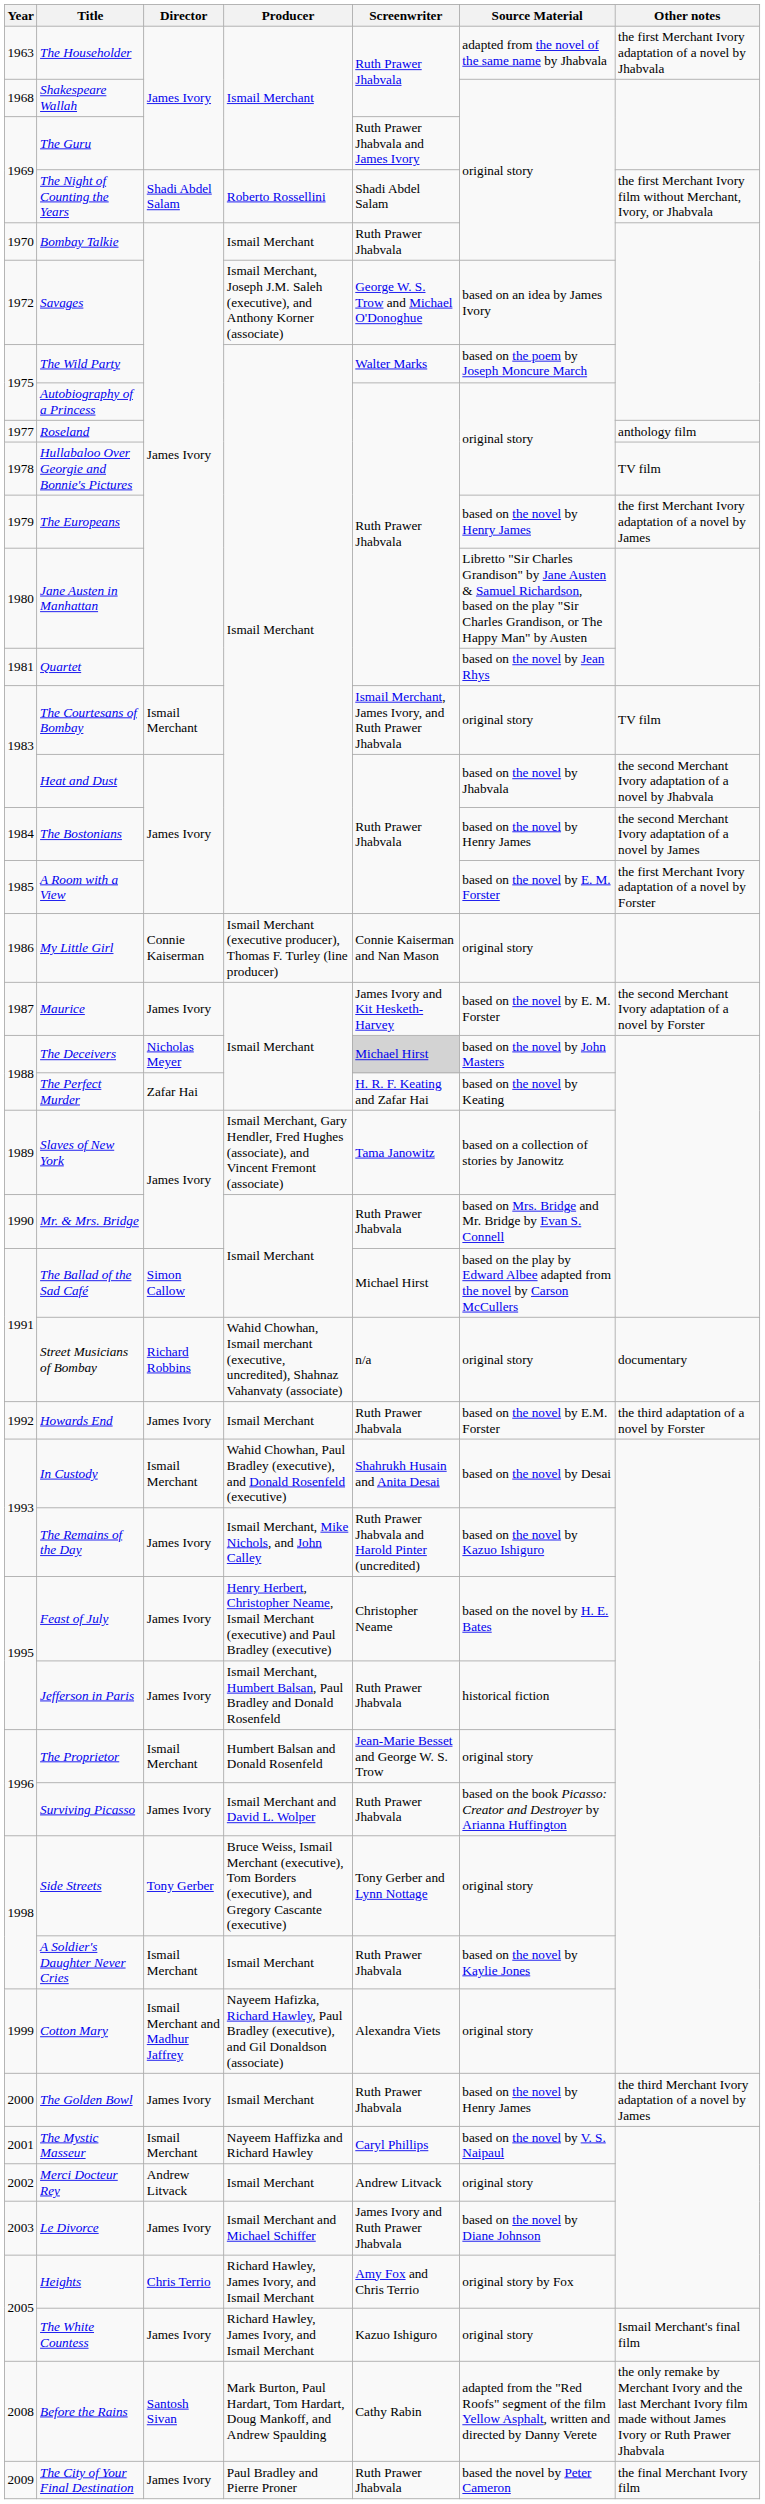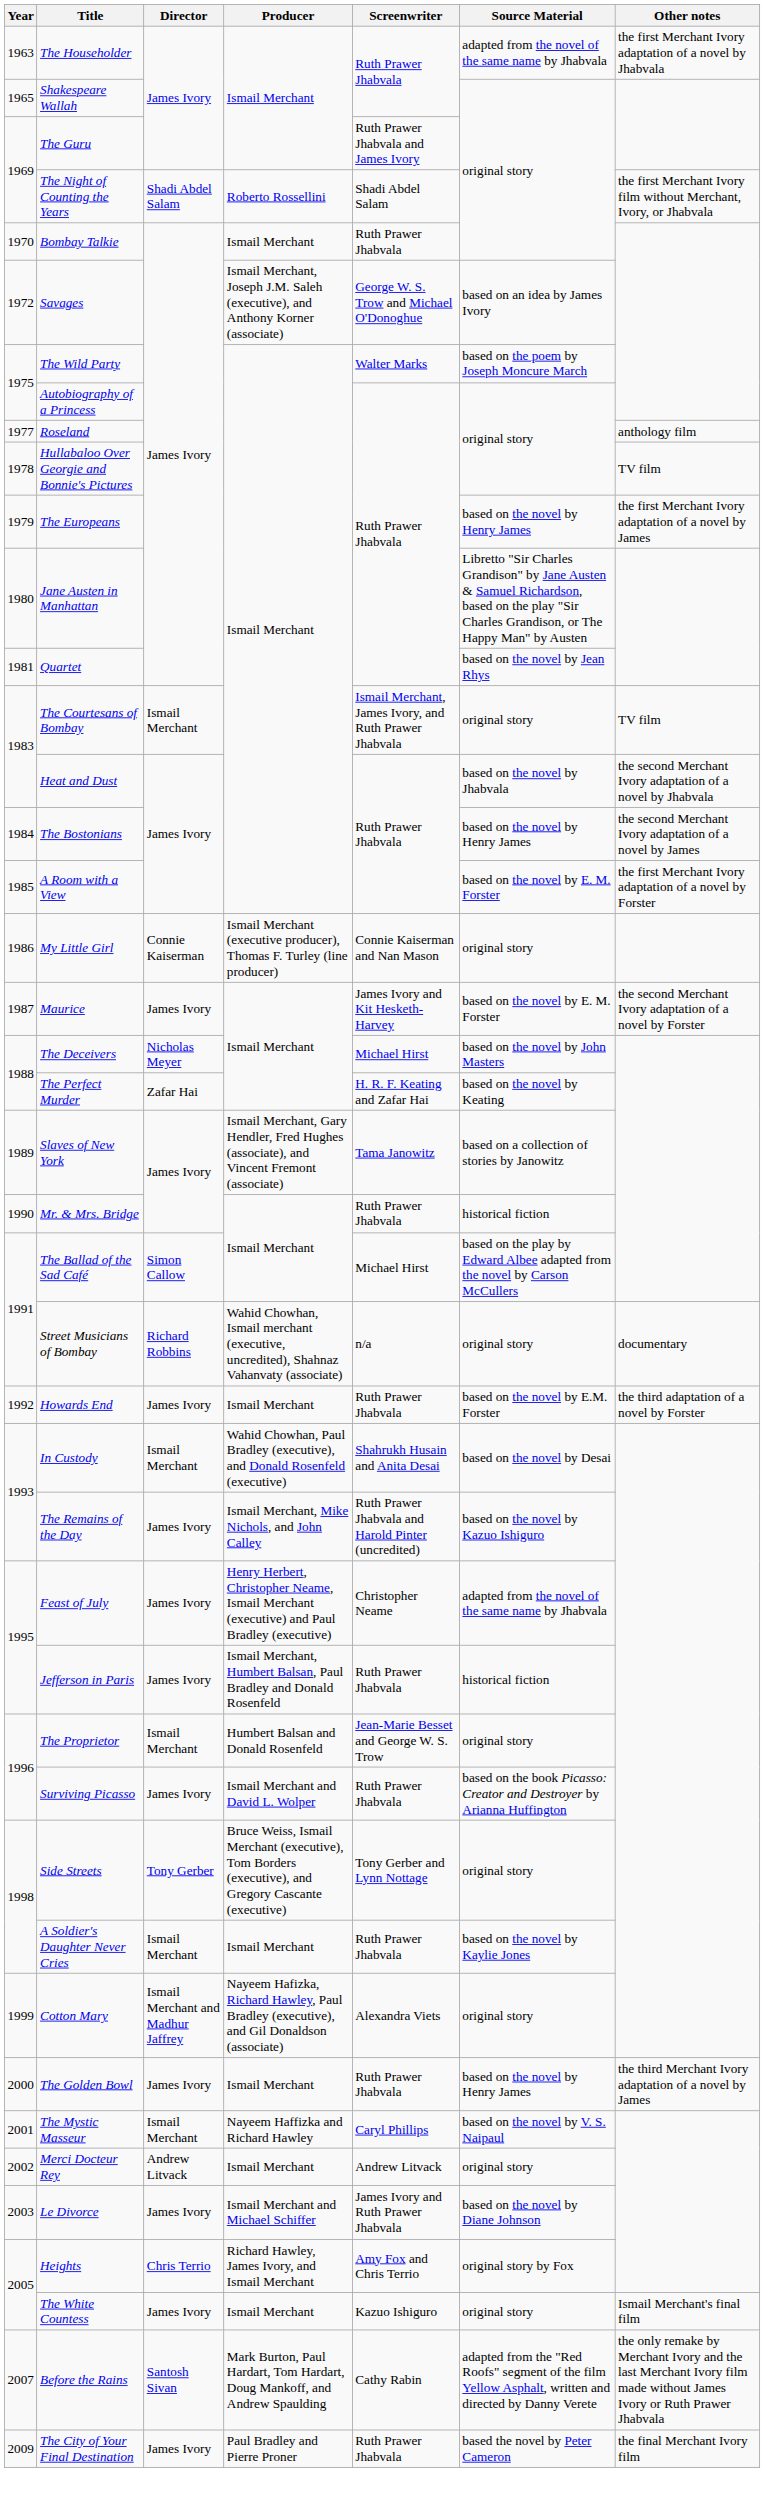(21, 98) 1968 -> (21, 98) 1965
(392, 1054) lightgrey background -> (392, 1054) no background
(530, 1221) based on Mrs. Bridge and Mr. Bridge by Evan S. Connell -> (506, 1213) historical fiction
(535, 1618) based on the novel by H. E. Bates -> (535, 1603) adapted from the novel of the same name by Jhabvala
(271, 2334) Richard Hawley, James Ivory, and Ismail Merchant -> (270, 2311) Ismail Merchant
(21, 2411) 2008 -> (21, 2379) 2007
